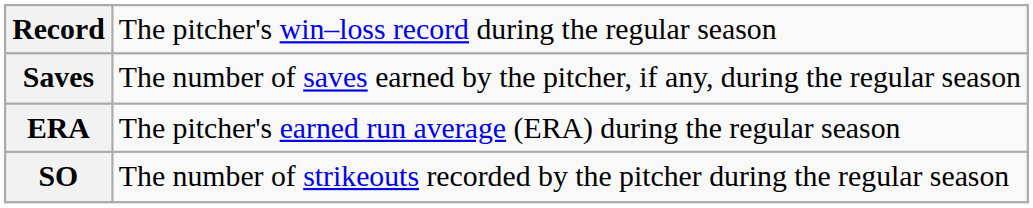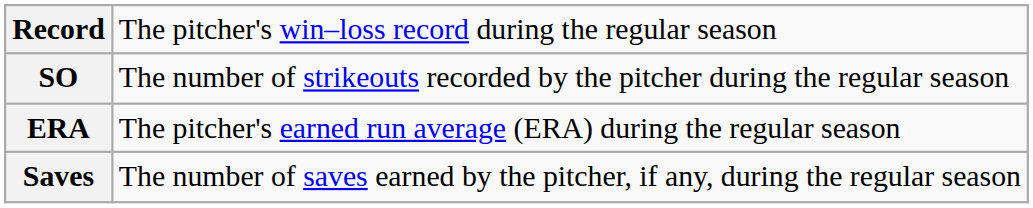rows swapped: (58, 77) <-> (58, 176)
